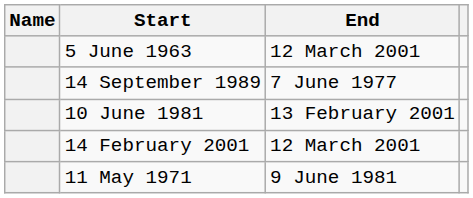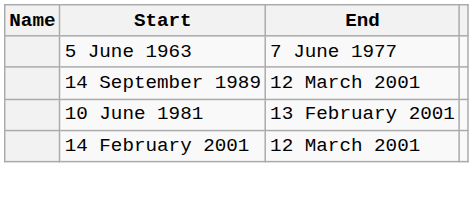(345, 52) 12 March 2001 -> (334, 52) 7 June 1977
(334, 83) 7 June 1977 -> (345, 83) 12 March 2001
- row: (128, 177)
